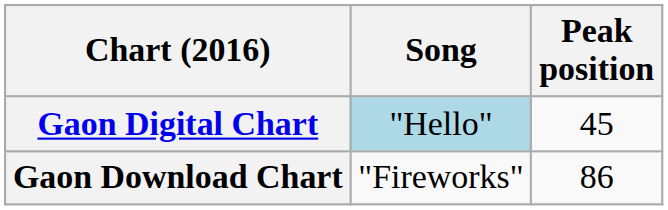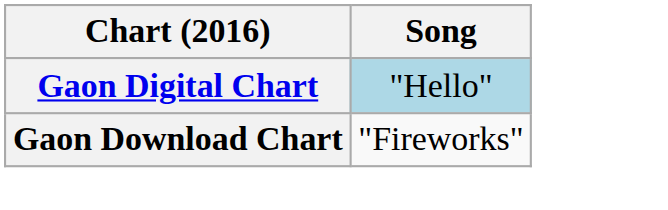- column: (597, 50)
